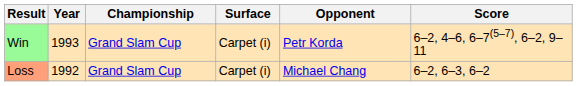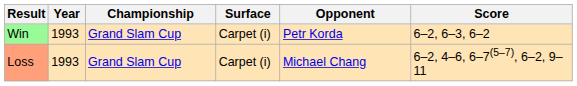(488, 42) 6–2, 4–6, 6–7(5–7), 6–2, 9–11 -> (452, 34) 6–2, 6–3, 6–2
(65, 71) 1992 -> (65, 62) 1993
(452, 71) 6–2, 6–3, 6–2 -> (488, 62) 6–2, 4–6, 6–7(5–7), 6–2, 9–11
